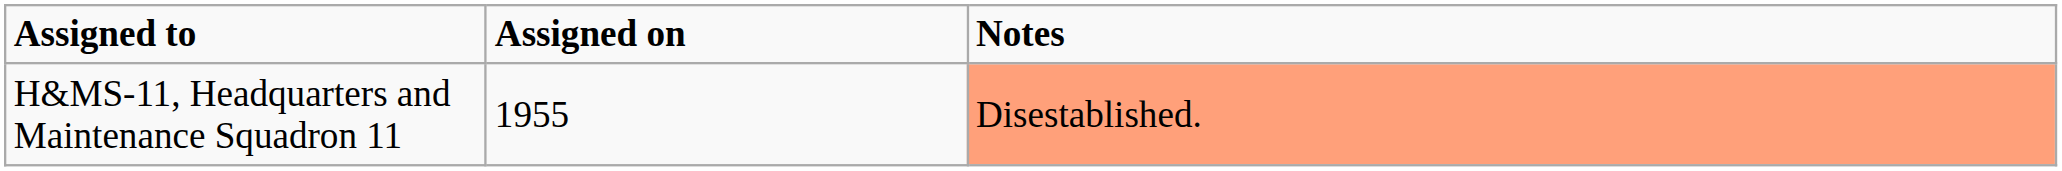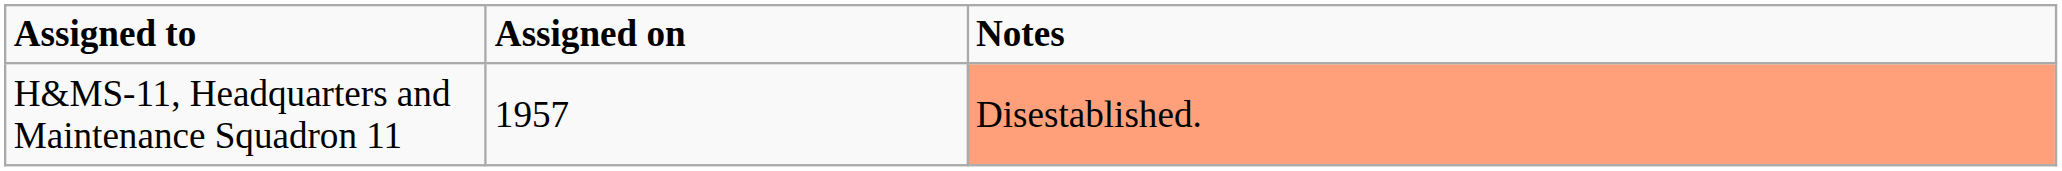(532, 113) 1955 -> (532, 113) 1957
